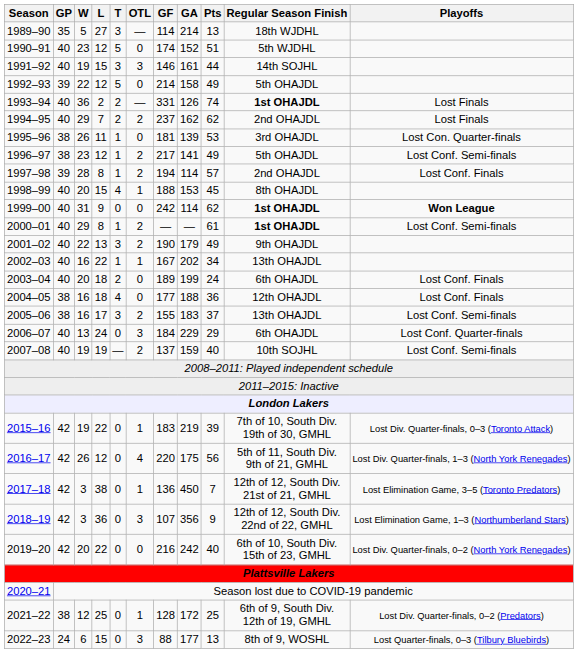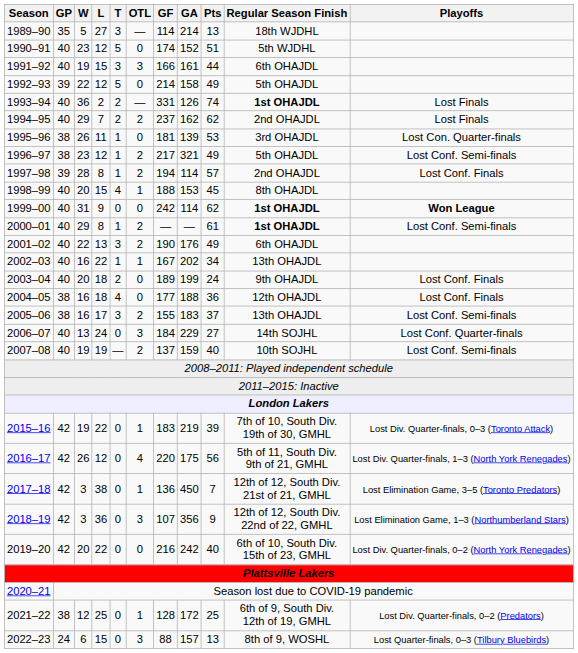(166, 66) 146 -> (166, 66) 166
(287, 66) 14th SOJHL -> (287, 66) 6th OHAJDL
(189, 155) 141 -> (189, 155) 321
(189, 244) 179 -> (189, 244) 176
(287, 244) 9th OHAJDL -> (287, 244) 6th OHAJDL
(287, 279) 6th OHAJDL -> (287, 279) 9th OHAJDL
(213, 333) 29 -> (213, 333) 27
(287, 333) 6th OHAJDL -> (287, 333) 14th SOJHL
(189, 639) 177 -> (189, 639) 157
